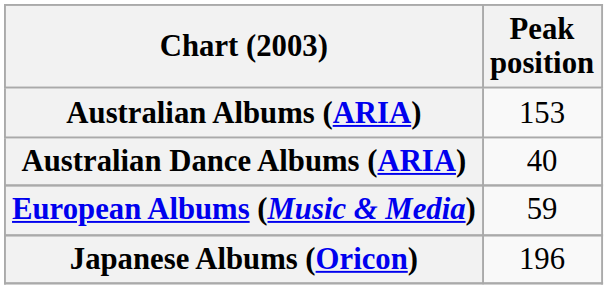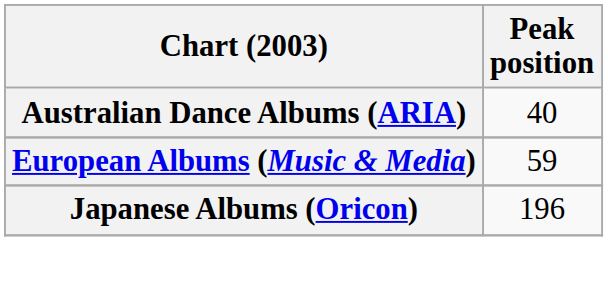- row: (244, 112)
